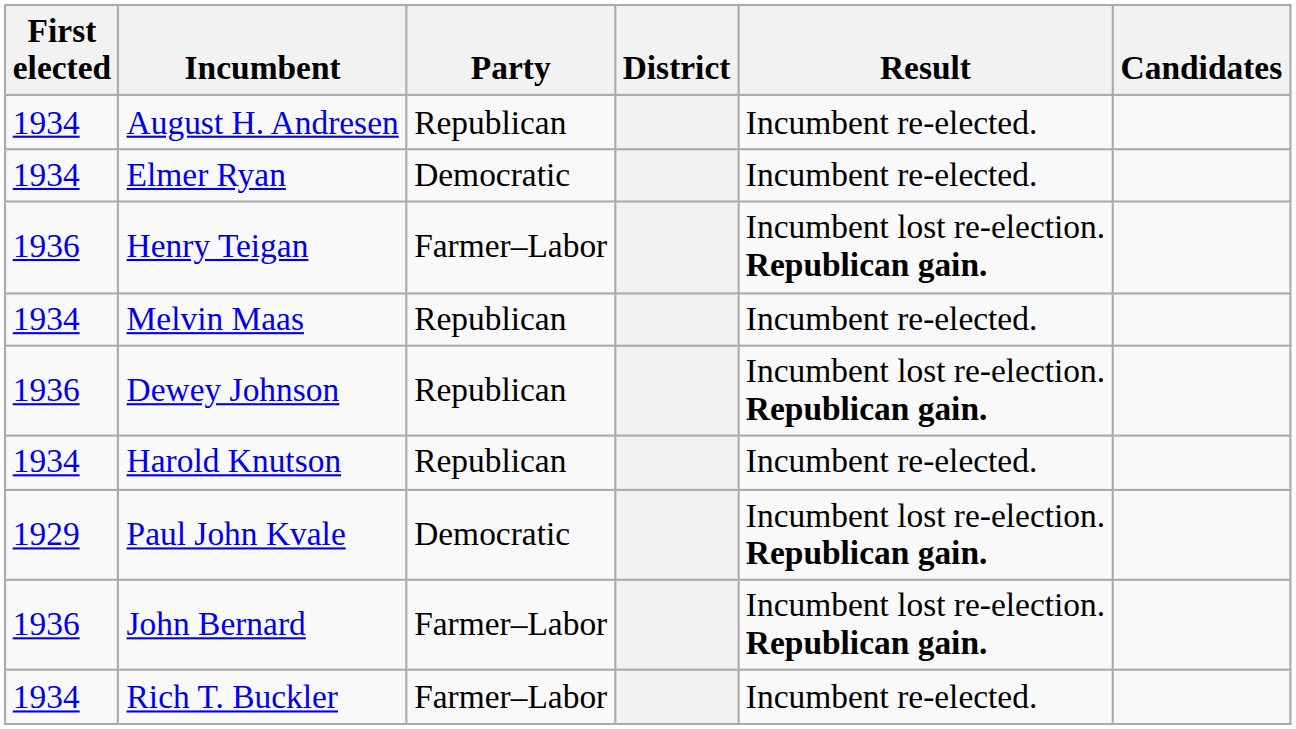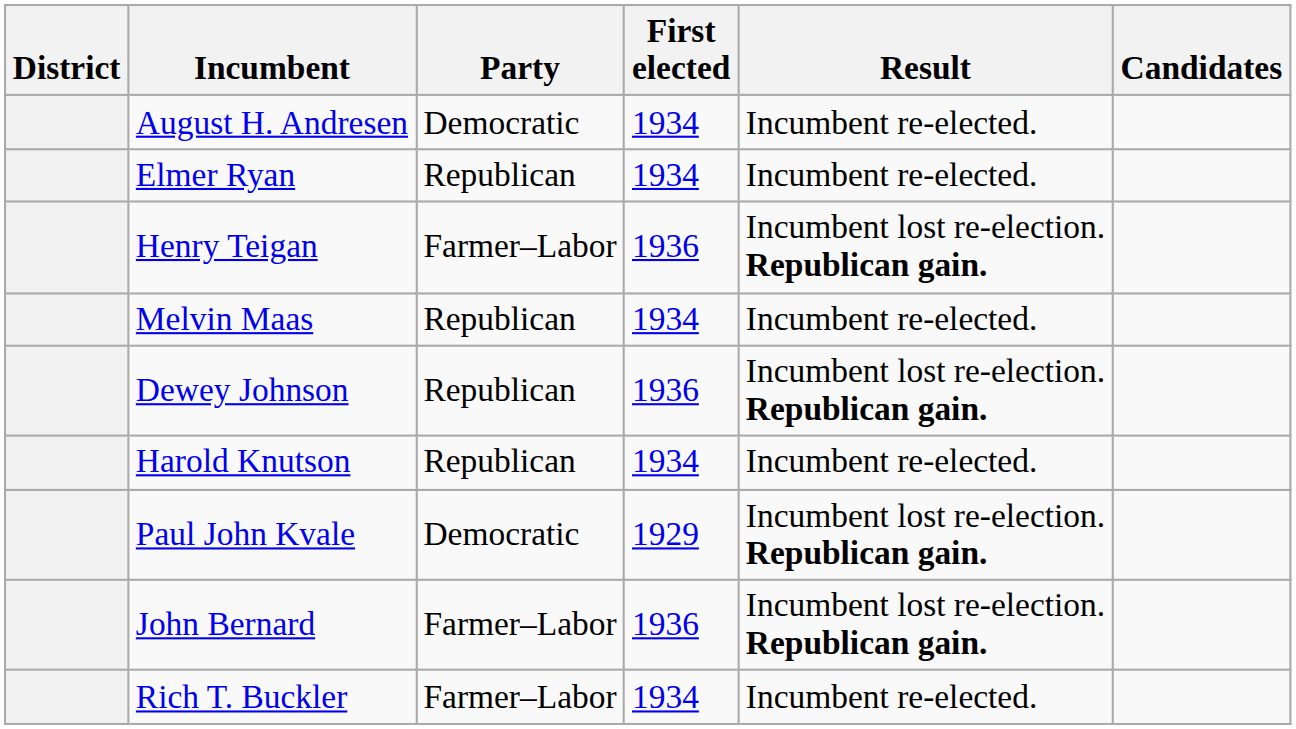columns swapped: (677, 68) <-> (62, 49)
(490, 121) Republican -> (501, 121) Democratic
(492, 174) Democratic -> (500, 174) Republican
